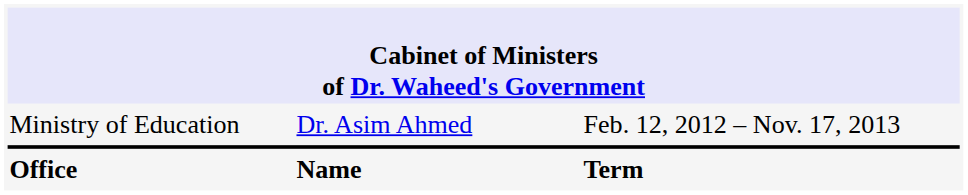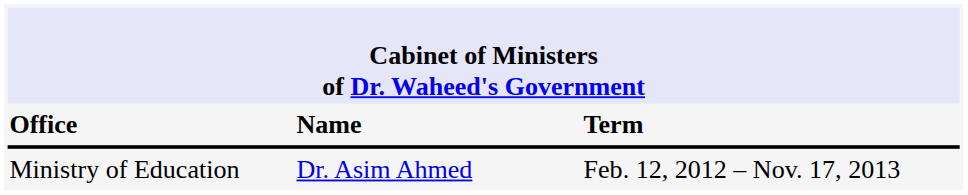rows swapped: (43, 169) <-> (124, 123)
